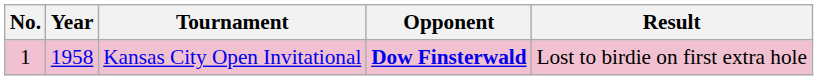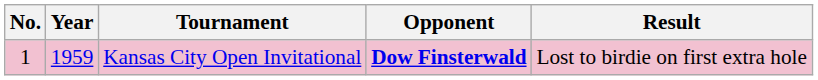(72, 57) 1958 -> (72, 57) 1959
